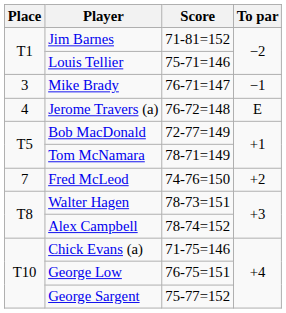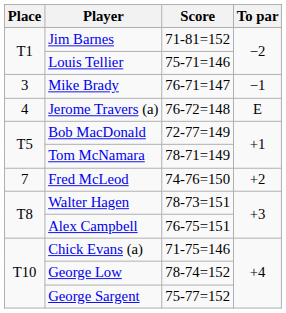(198, 226) 78-74=152 -> (198, 226) 76-75=151
(198, 272) 76-75=151 -> (198, 272) 78-74=152
